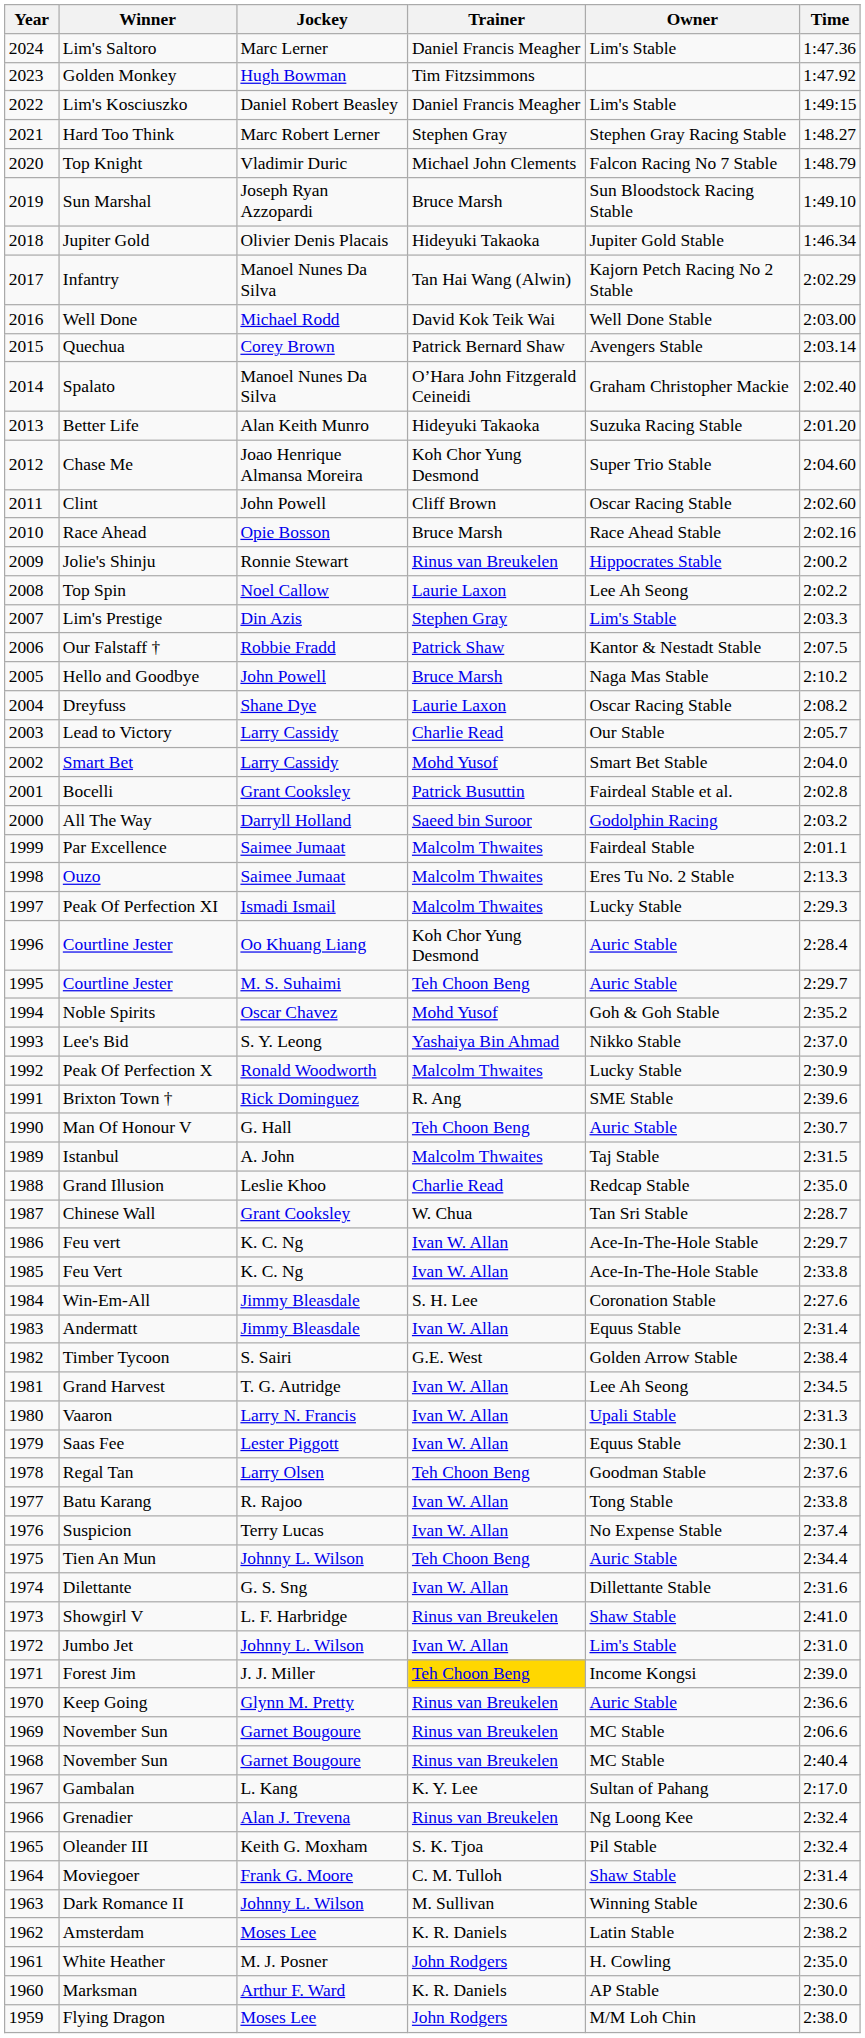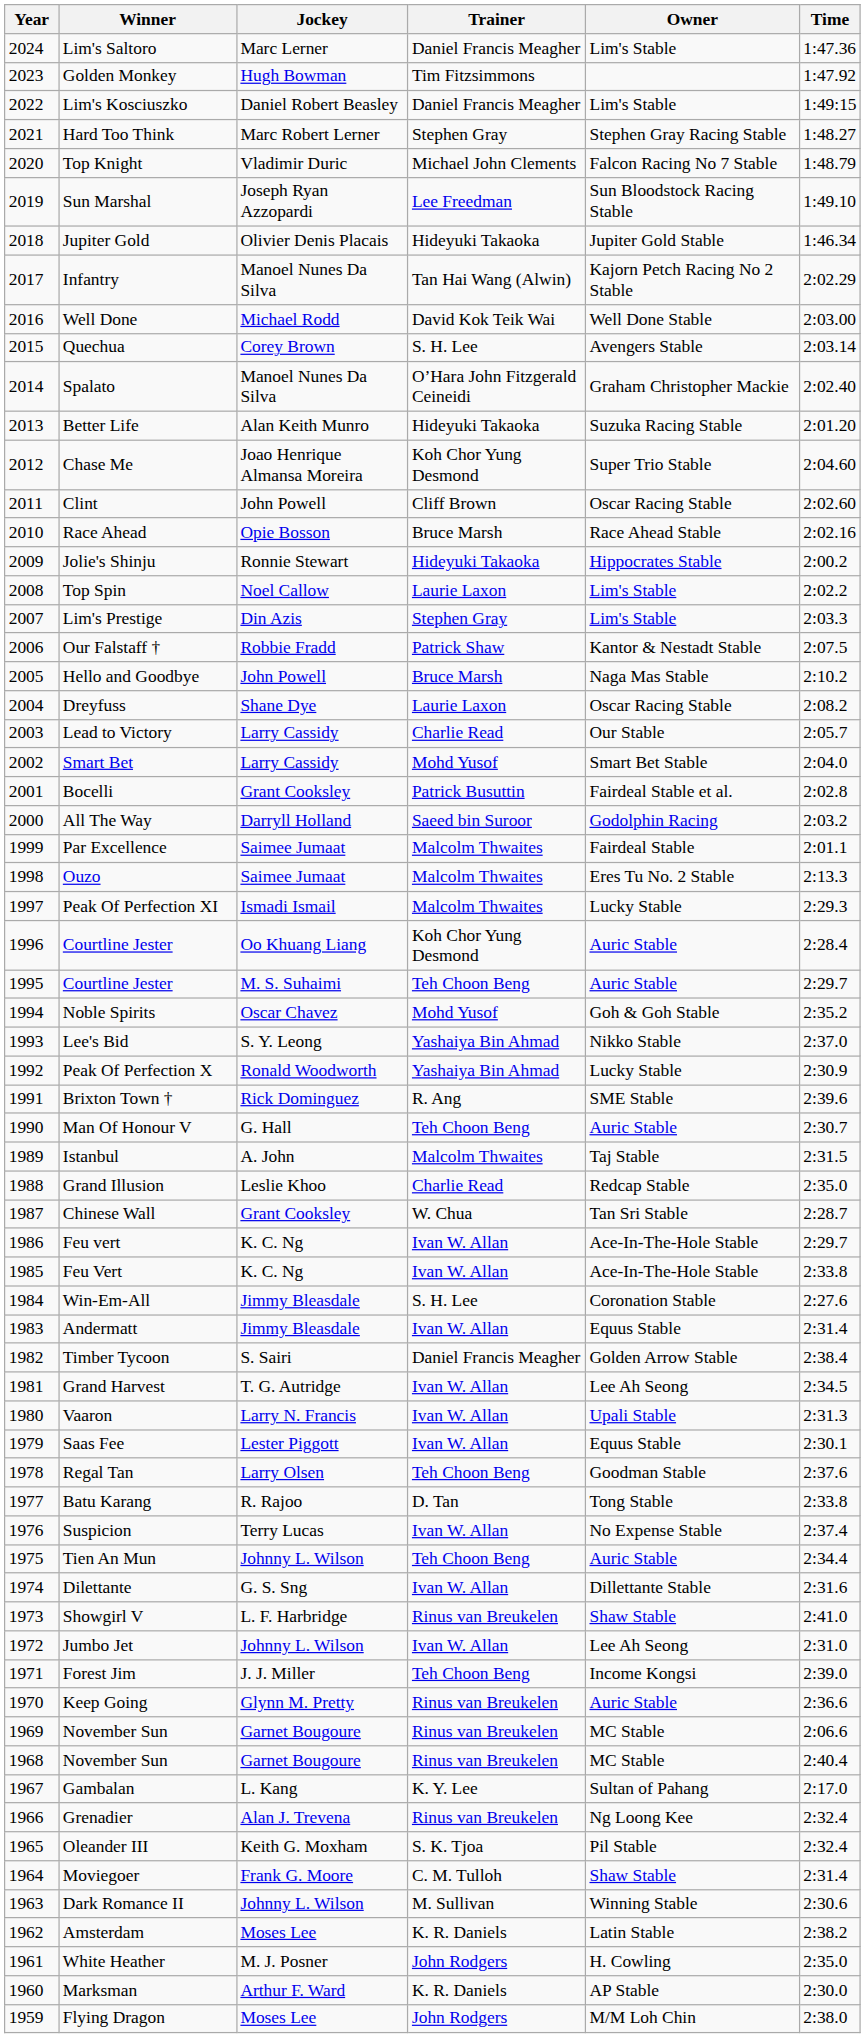(457, 201) Bruce Marsh -> (462, 201) Lee Freedman
(488, 347) Patrick Bernard Shaw -> (445, 347) S. H. Lee
(485, 561) Rinus van Breukelen -> (476, 561) Hideyuki Takaoka
(639, 590) Lee Ah Seong -> (633, 590) Lim's Stable
(477, 1070) Malcolm Thwaites -> (486, 1070) Yashaiya Bin Ahmad
(447, 1357) G.E. West -> (496, 1357) Daniel Francis Meagher
(460, 1501) Ivan W. Allan -> (435, 1501) D. Tan
(633, 1645) Lim's Stable -> (639, 1645) Lee Ah Seong
(471, 1673) gold background -> (471, 1673) no background
